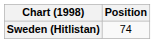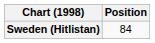(126, 30) 74 -> (126, 30) 84
